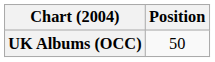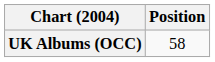(177, 43) 50 -> (177, 43) 58
